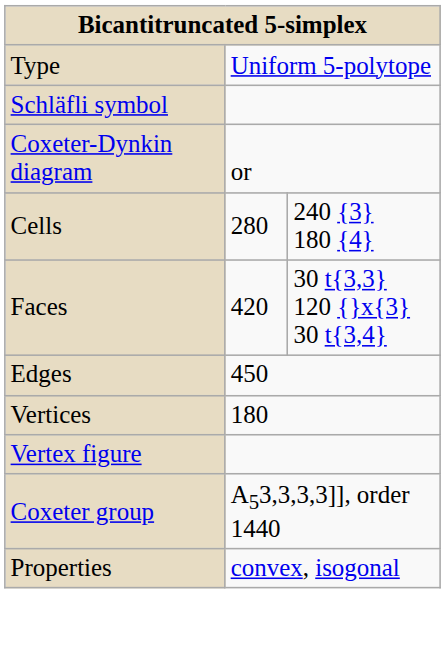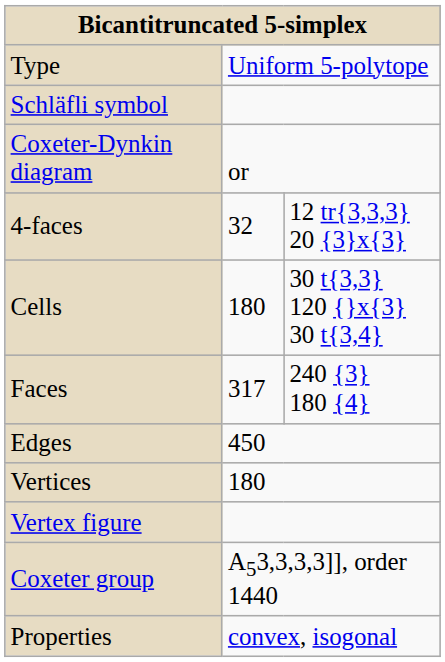+ row: (47, 225)
(249, 225) 280 -> (247, 307) 180
(334, 225) 240 {3} 180 {4} -> (348, 307) 30 t{3,3} 120 {}x{3} 30 t{3,4}
(249, 307) 420 -> (247, 389) 317
(352, 307) 30 t{3,3} 120 {}x{3} 30 t{3,4} -> (329, 389) 240 {3} 180 {4}
